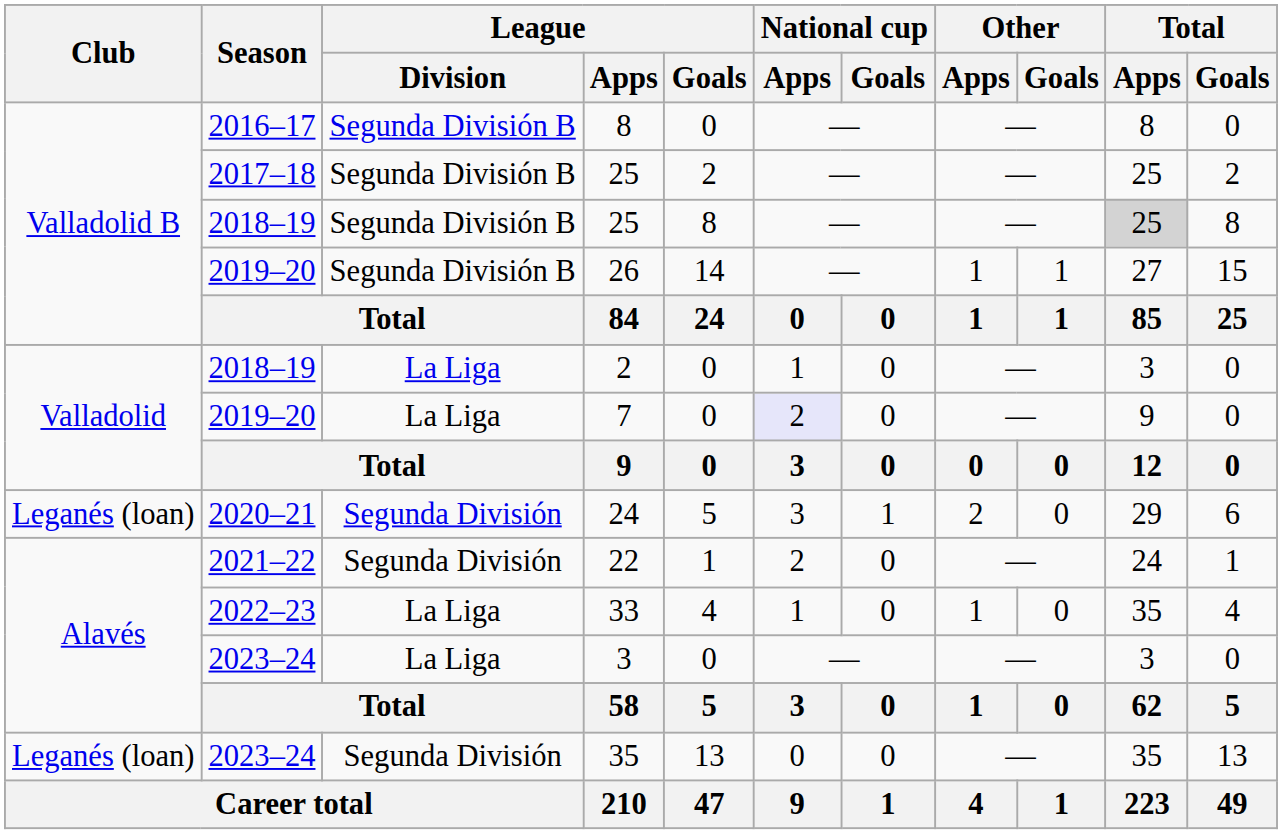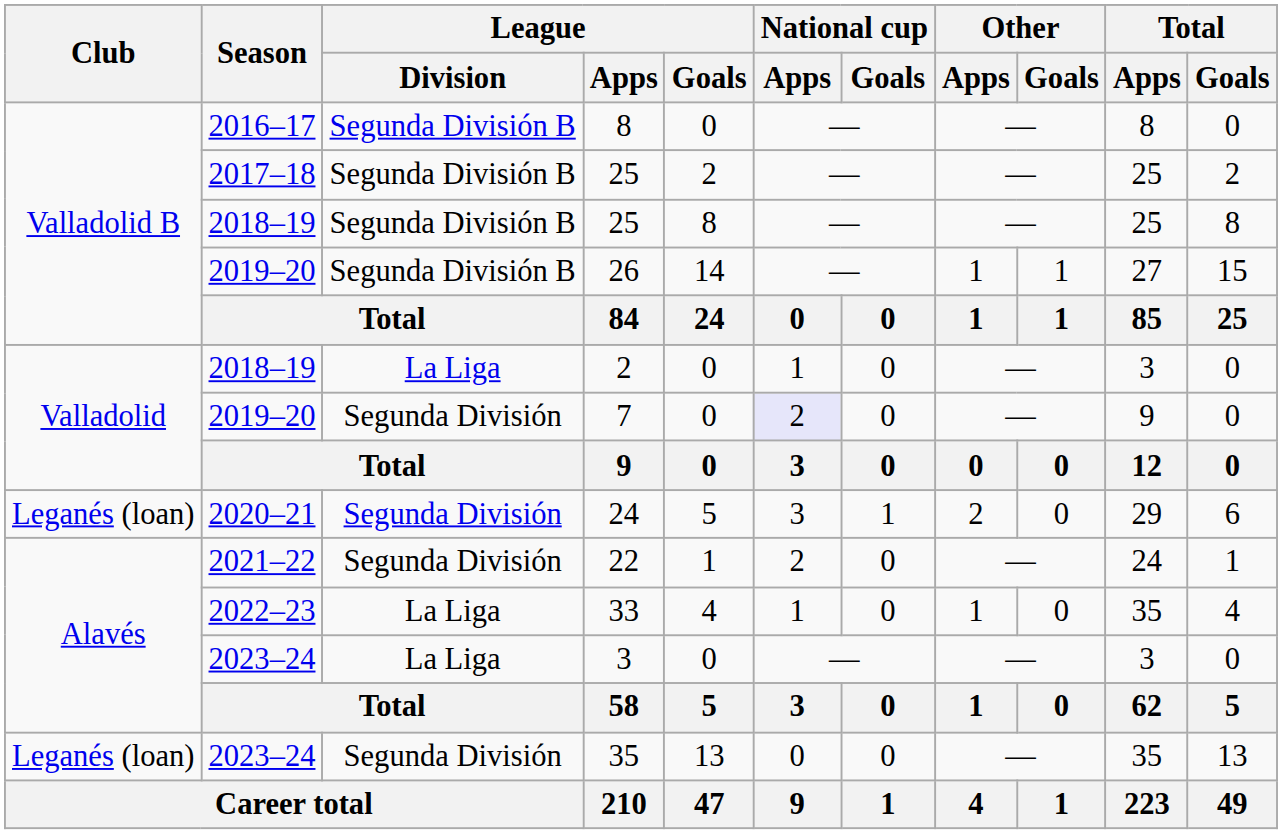(1147, 222) lightgrey background -> (1147, 222) no background
(453, 416) La Liga -> (453, 416) Segunda División
